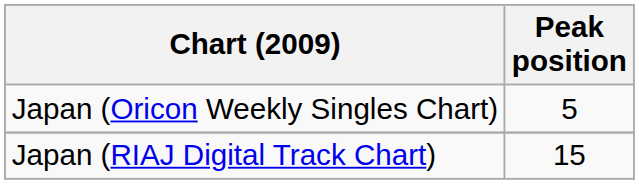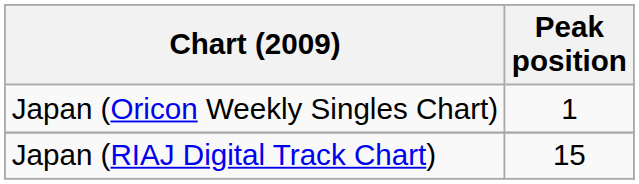(569, 108) 5 -> (569, 108) 1
